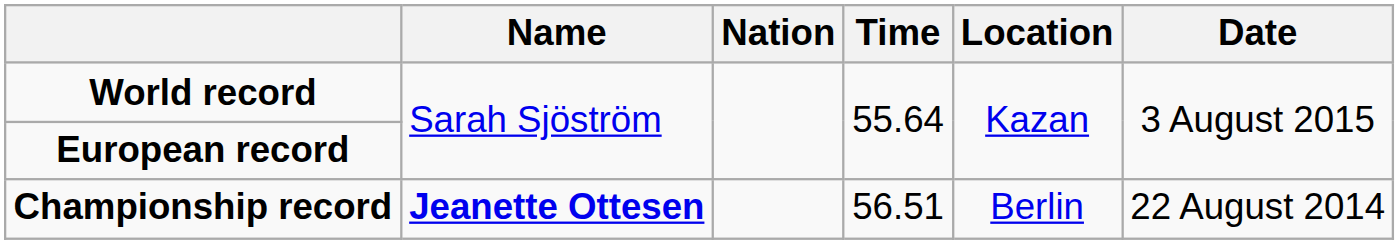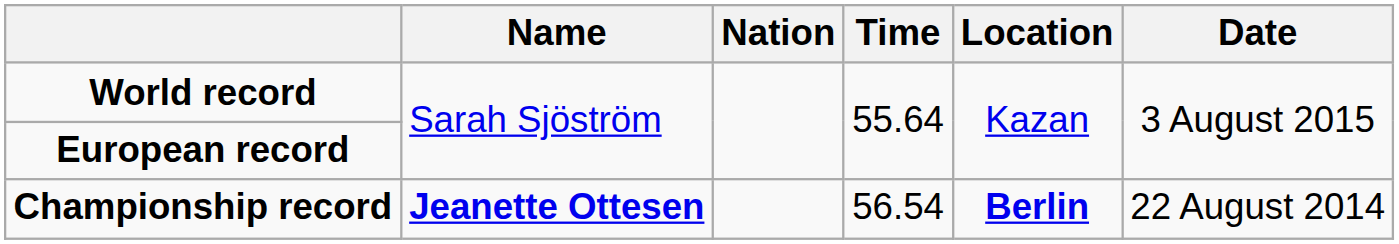(898, 207) 56.51 -> (898, 207) 56.54
(1037, 207) normal -> (1037, 207) bold
